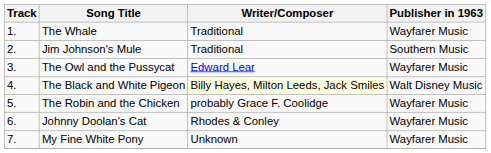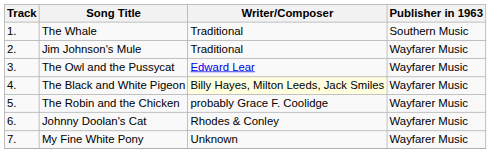(429, 31) Wayfarer Music -> (429, 31) Southern Music
(429, 49) Southern Music -> (429, 49) Wayfarer Music
(436, 85) Walt Disney Music -> (429, 85) Wayfarer Music
